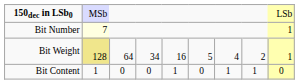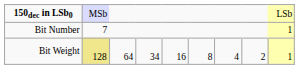(105, 30) lightyellow background -> (105, 30) no background
(210, 56) 5 -> (210, 56) 8
- row: (58, 72)
